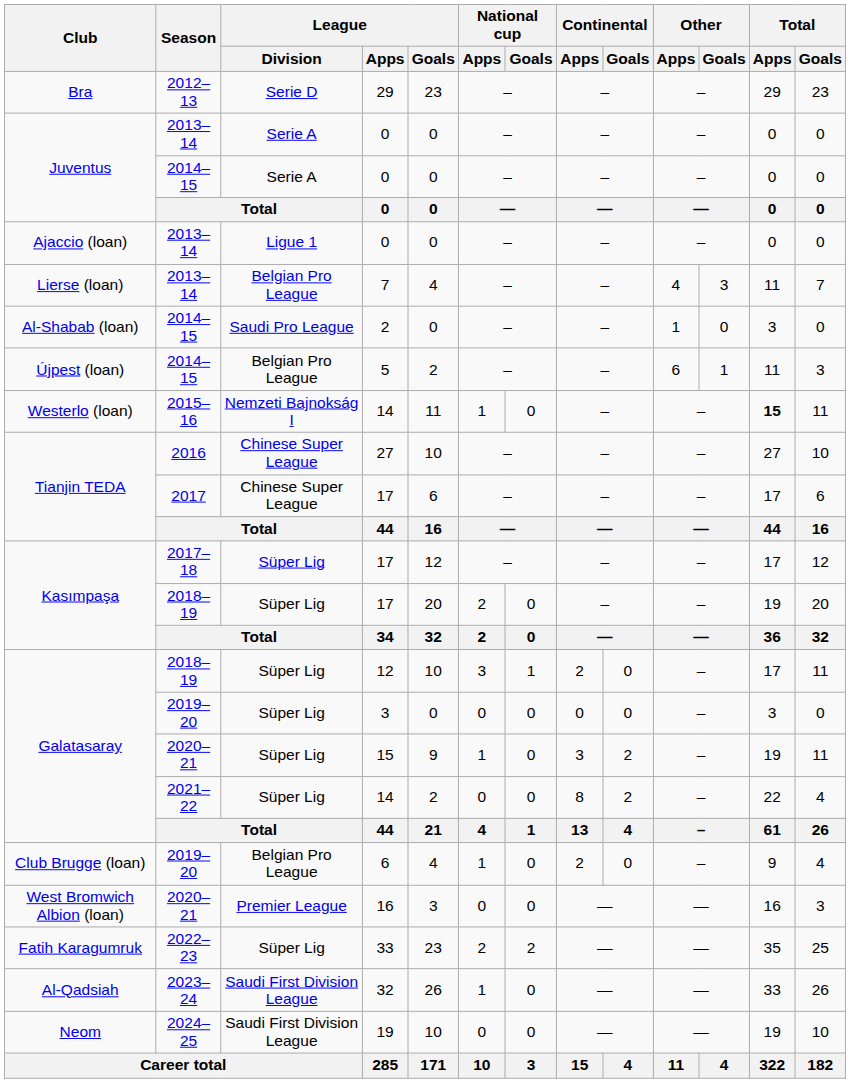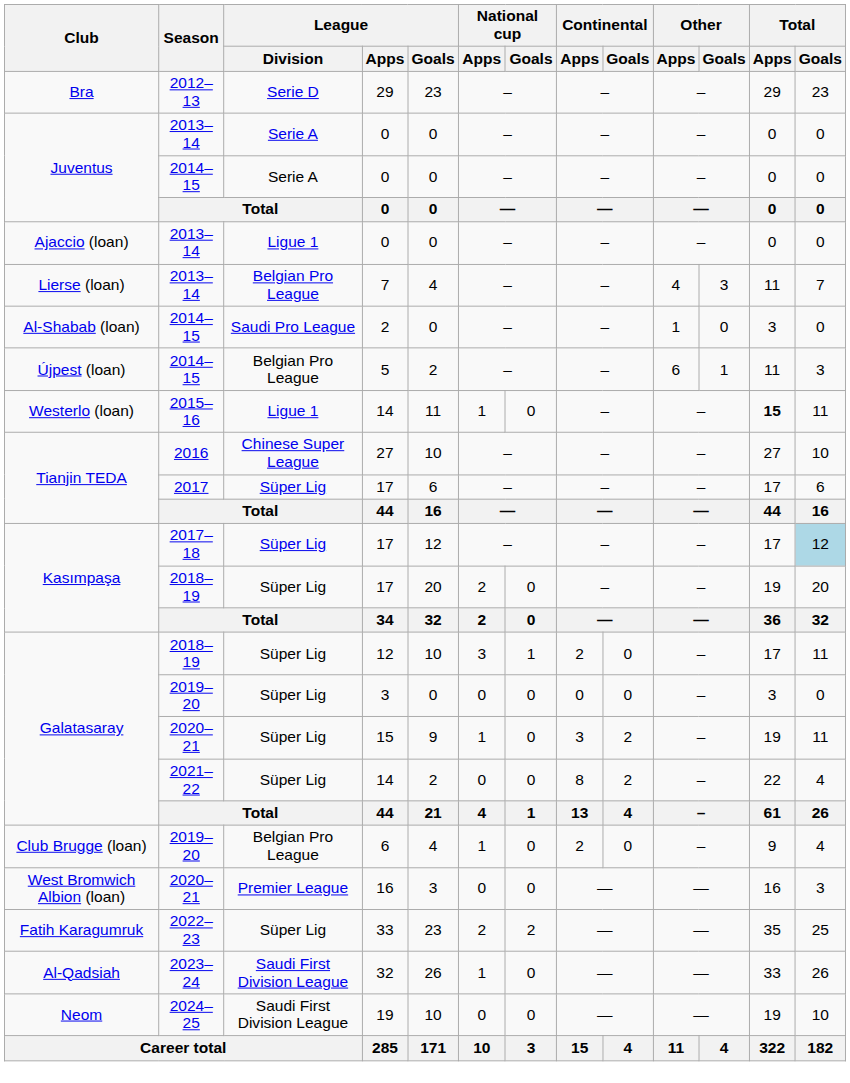(292, 411) Nemzeti Bajnokság I -> (293, 411) Ligue 1
(292, 495) Chinese Super League -> (293, 486) Süper Lig
(820, 562) no background -> (820, 544) lightblue background
